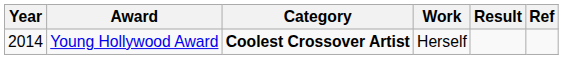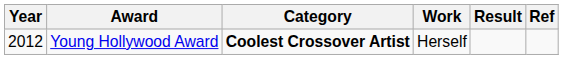(26, 41) 2014 -> (26, 41) 2012
